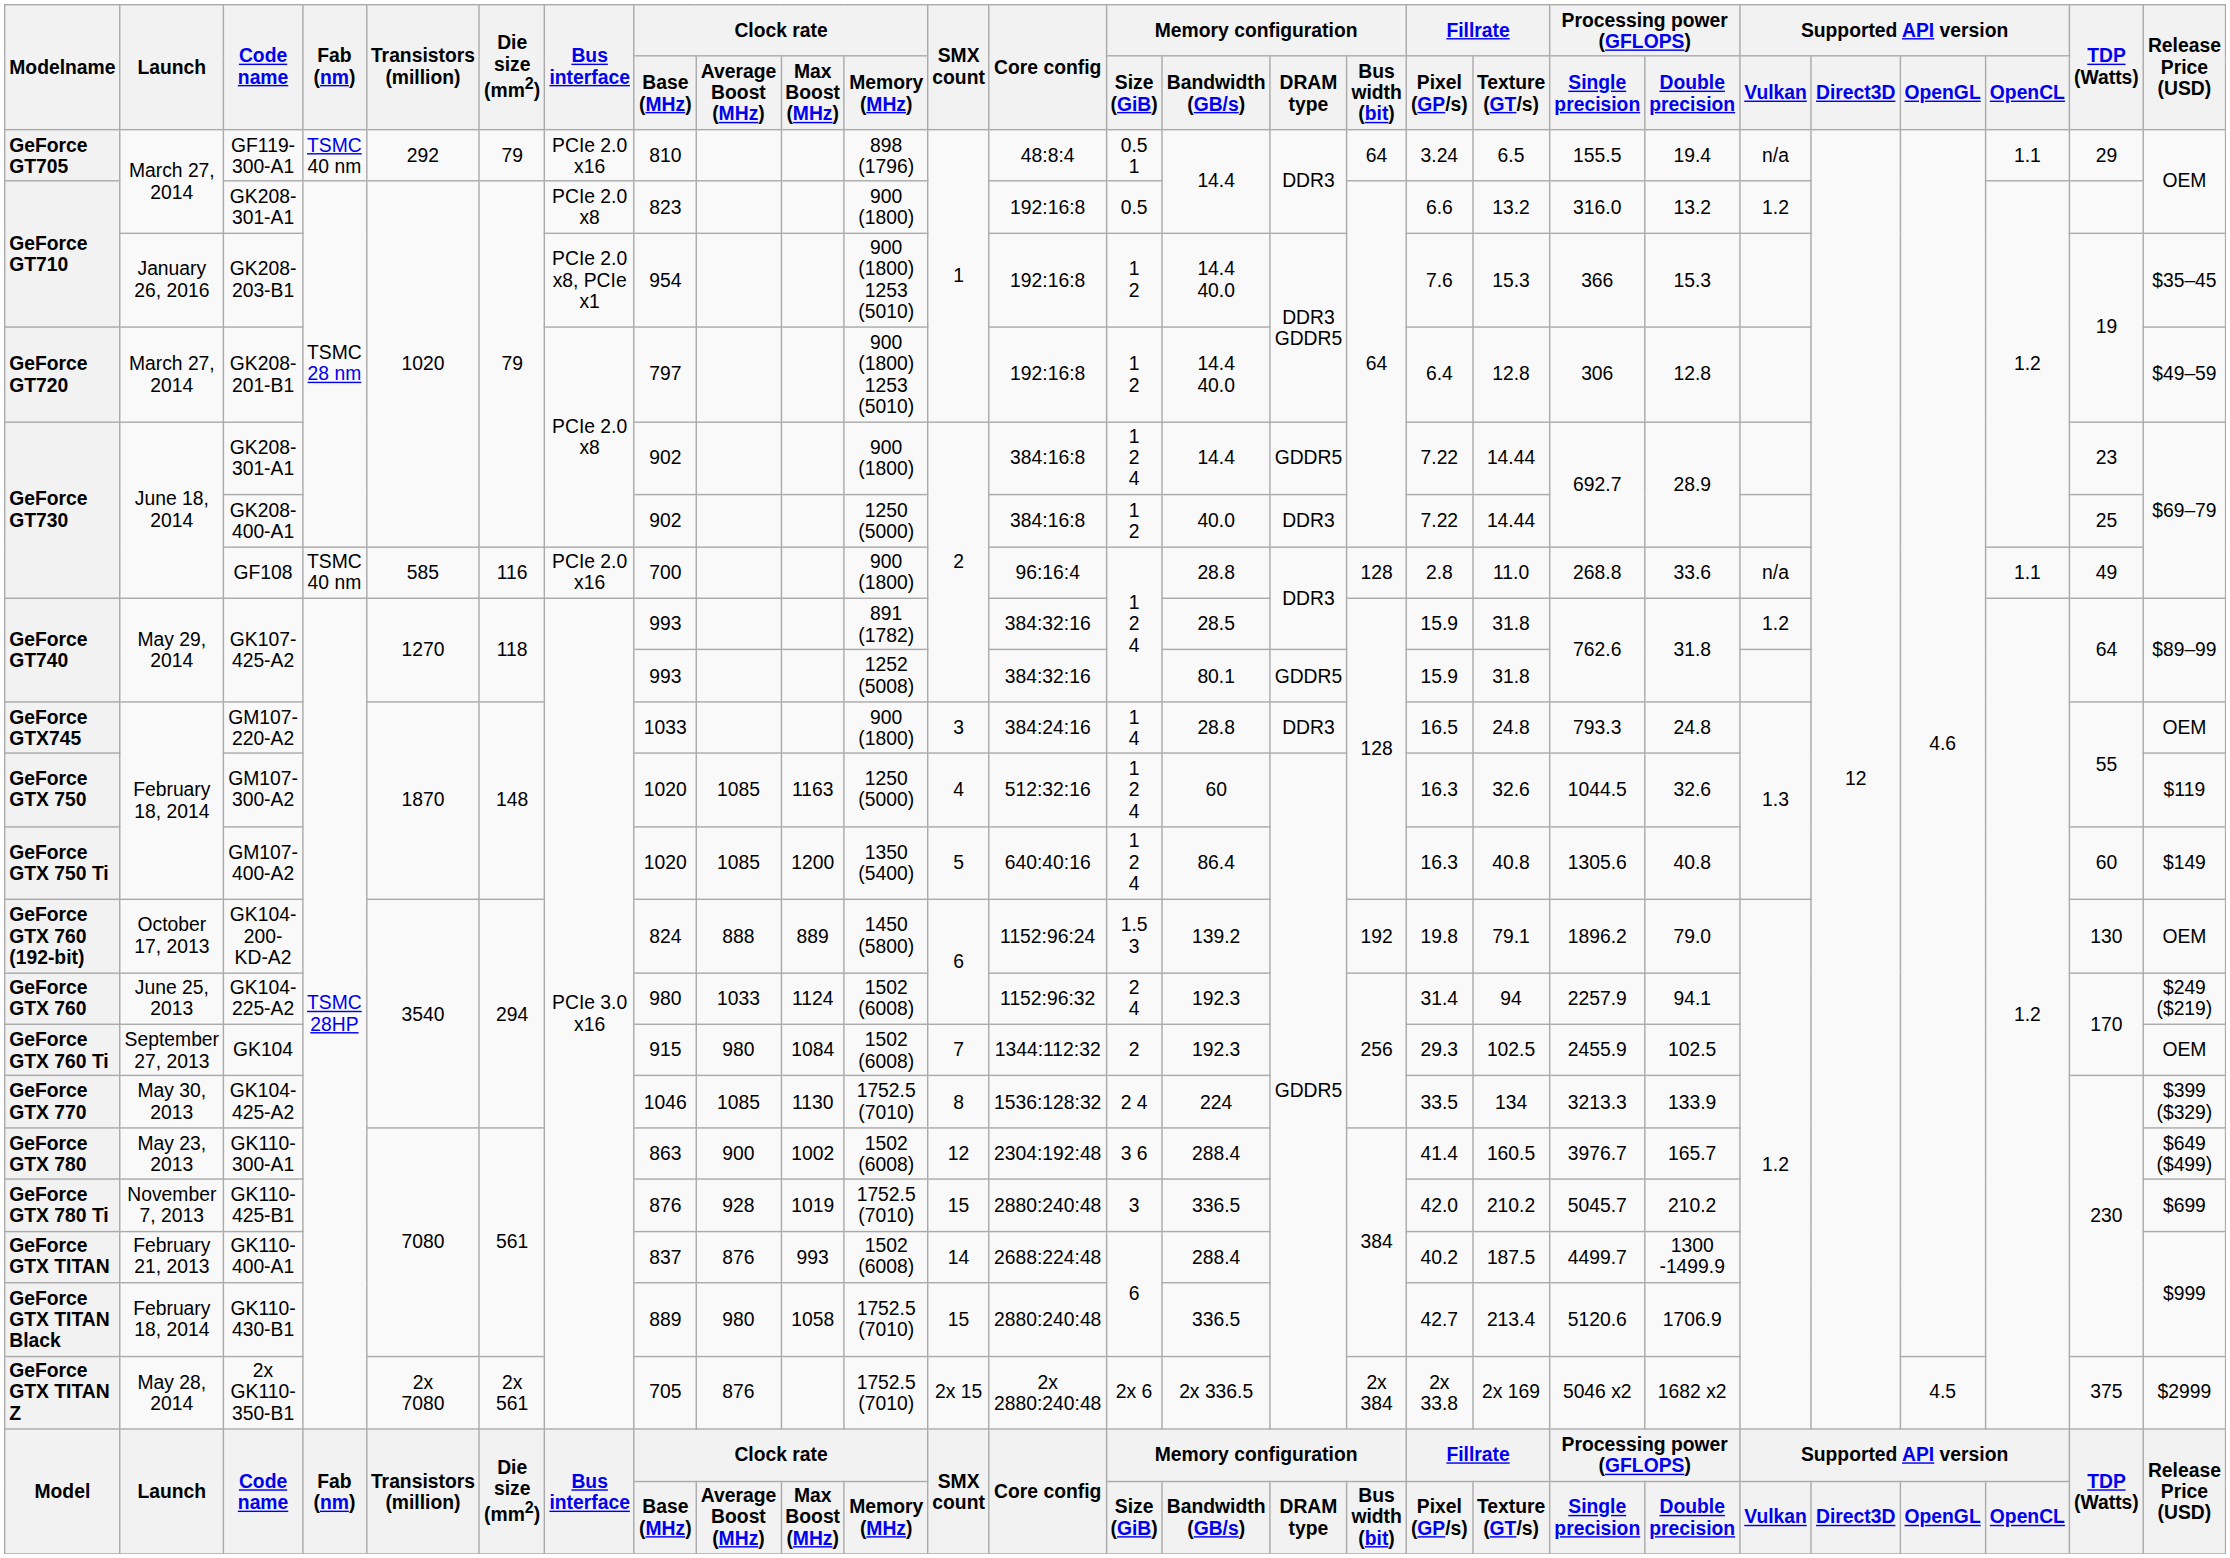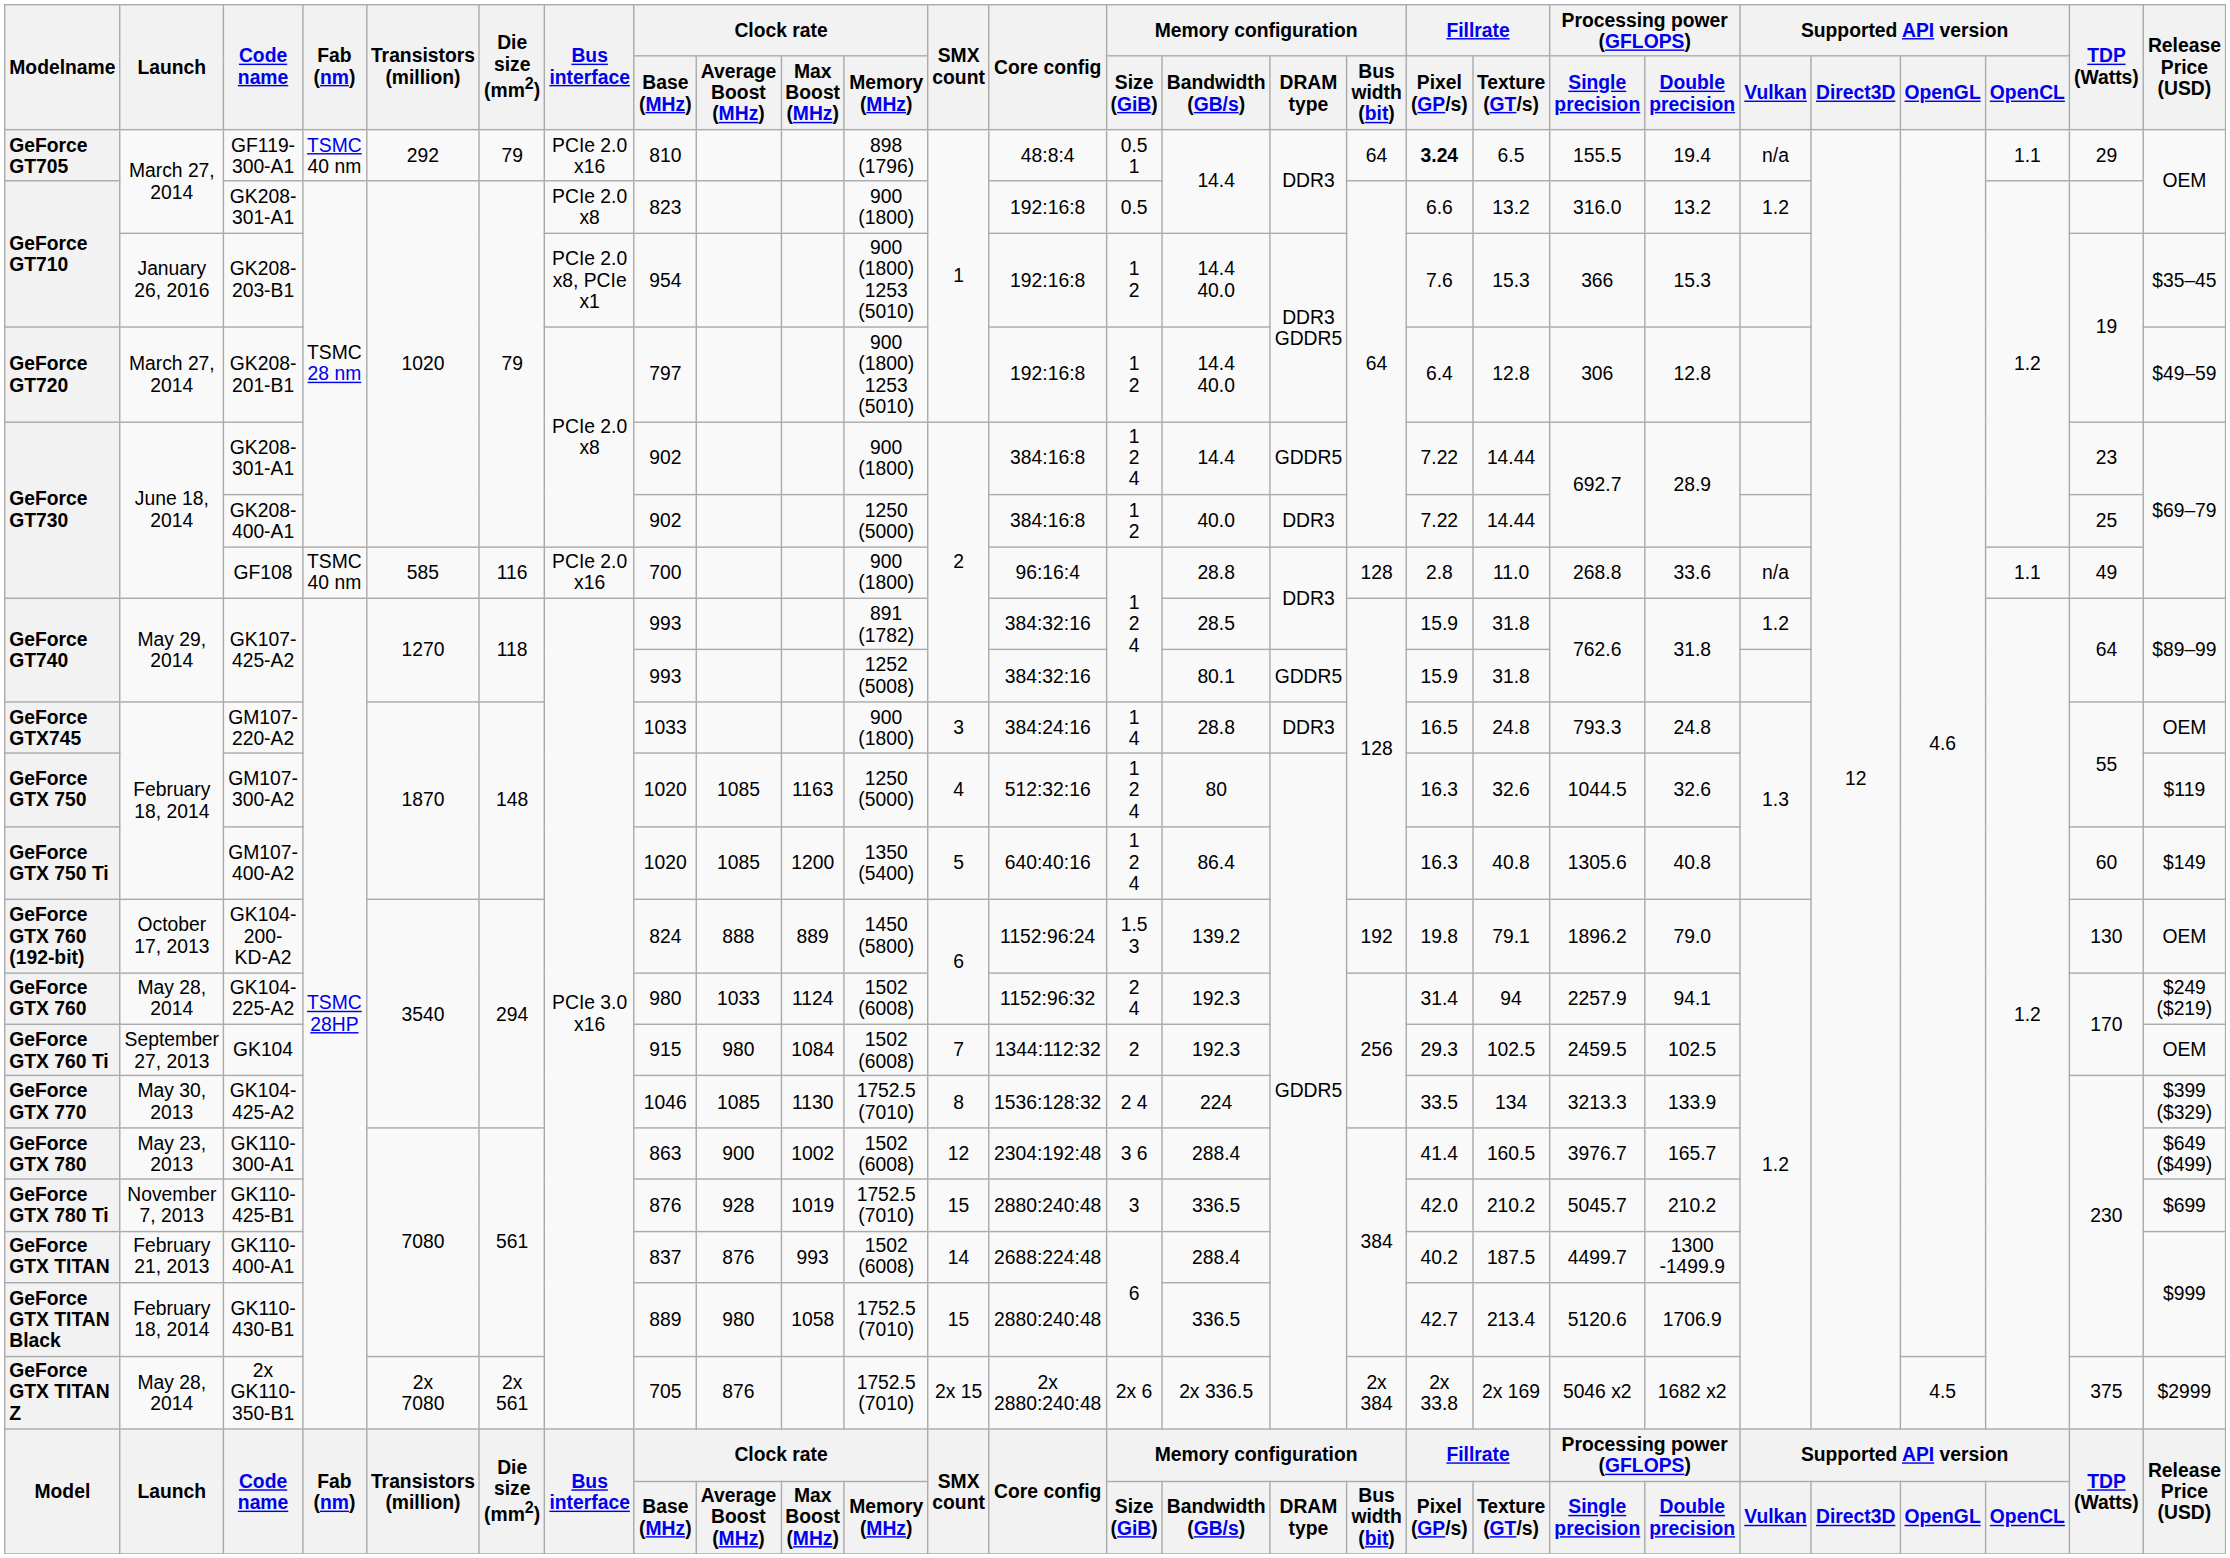(1439, 155) normal -> (1439, 155) bold
(1216, 790) 60 -> (1216, 790) 80
(172, 998) June 25, 2013 -> (172, 998) May 28, 2014
(1597, 1050) 2455.9 -> (1597, 1050) 2459.5
